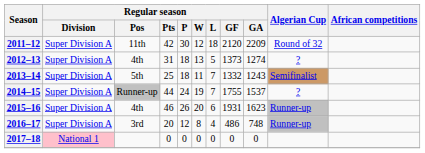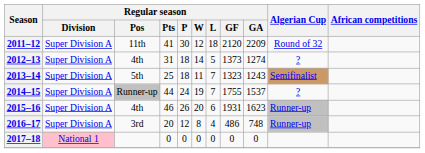(169, 43) 42 -> (169, 43) 41
(199, 59) 13 -> (199, 59) 14
(232, 75) 1332 -> (232, 75) 1323
